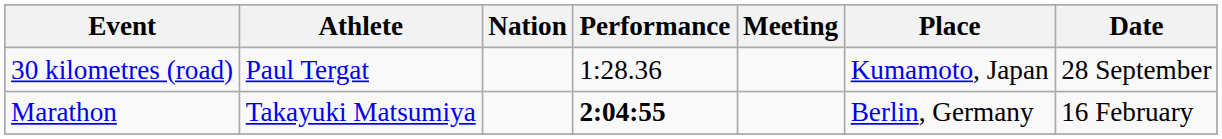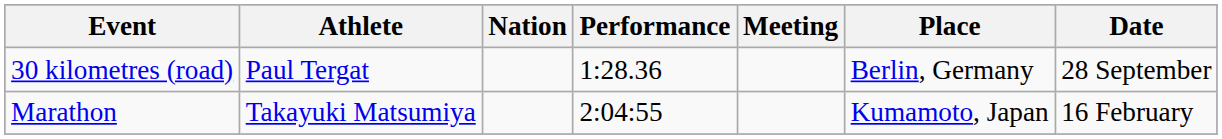(950, 69) Kumamoto, Japan -> (942, 69) Berlin, Germany
(622, 112) bold -> (621, 112) normal
(942, 112) Berlin, Germany -> (950, 112) Kumamoto, Japan
